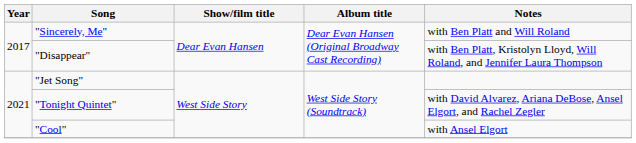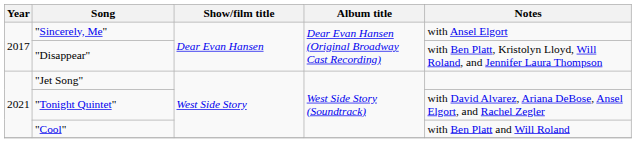(499, 31) with Ben Platt and Will Roland -> (468, 31) with Ansel Elgort
(468, 129) with Ansel Elgort -> (499, 129) with Ben Platt and Will Roland
